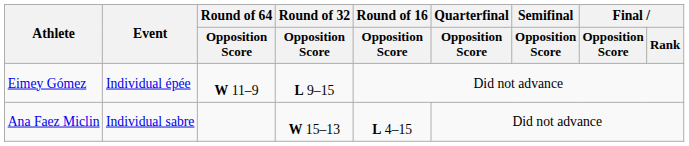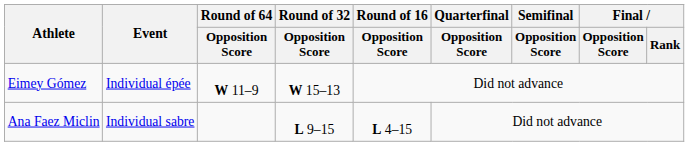(314, 91) L 9–15 -> (314, 91) W 15–13
(314, 130) W 15–13 -> (314, 130) L 9–15
